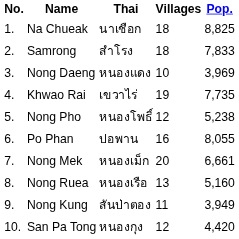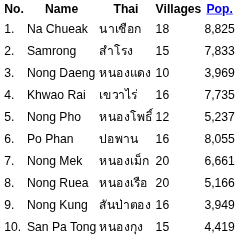(162, 50) 18 -> (162, 50) 15
(162, 94) 19 -> (162, 94) 16
(220, 116) 5,238 -> (220, 116) 5,237
(162, 182) 13 -> (162, 182) 20
(220, 182) 5,160 -> (220, 182) 5,166
(162, 204) 11 -> (162, 204) 16
(162, 226) 12 -> (162, 226) 15
(220, 226) 4,420 -> (220, 226) 4,419
